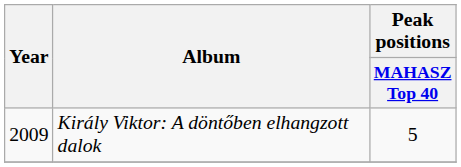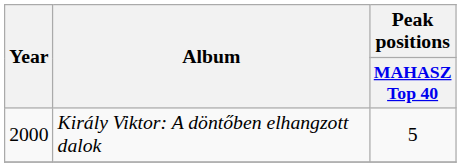(29, 134) 2009 -> (29, 134) 2000
